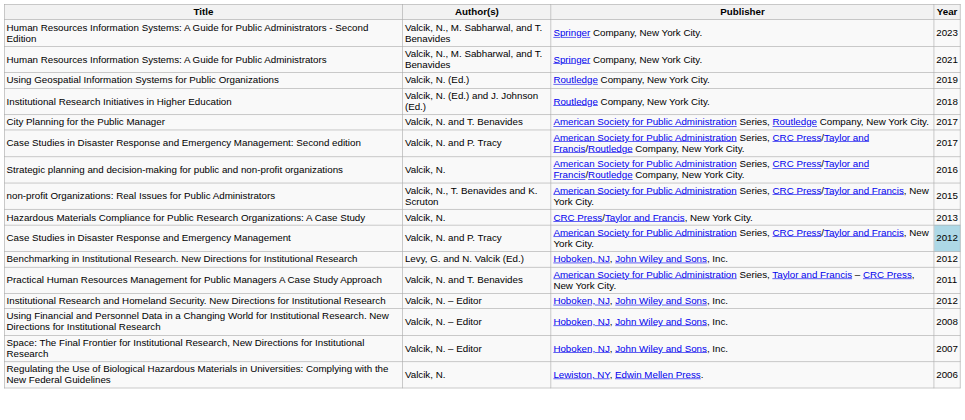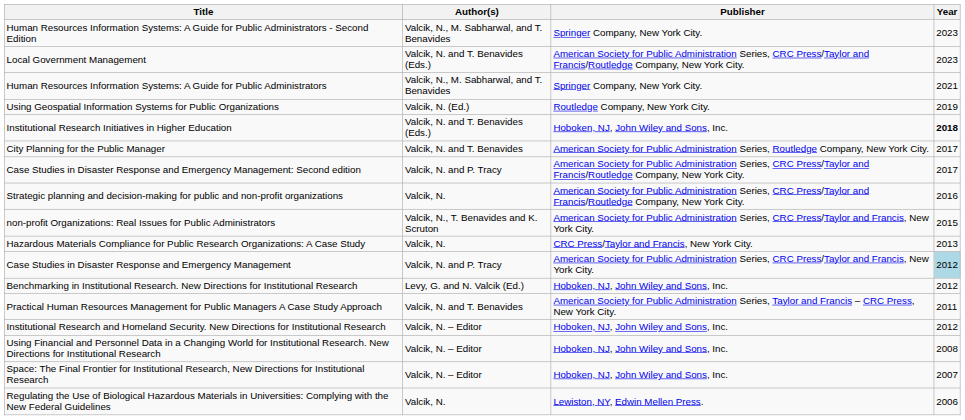+ row: (76, 59)
(472, 101) Valcik, N. (Ed.) and J. Johnson (Ed.) -> (464, 128) Valcik, N. and T. Benavides (Eds.)
(632, 101) Routledge Company, New York City. -> (641, 128) Hoboken, NJ, John Wiley and Sons, Inc.
(947, 101) normal -> (947, 128) bold
